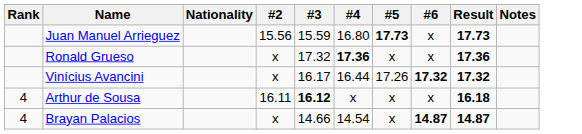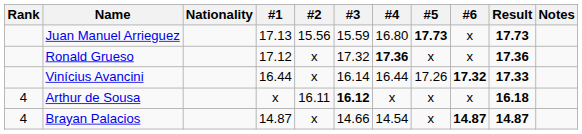+ column: (275, 14)
(314, 77) 16.17 -> (353, 77) 16.14
(473, 77) 17.32 -> (512, 77) 17.33
